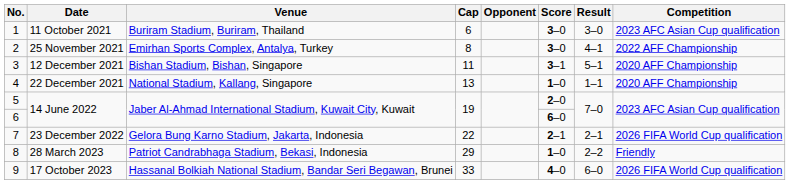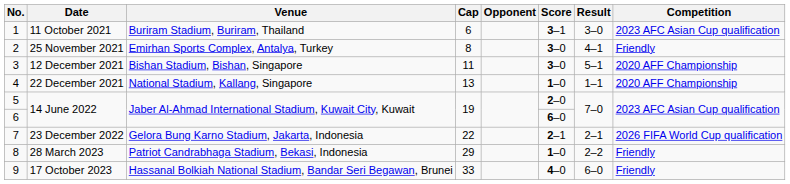(556, 30) 3–0 -> (556, 30) 3–1
(676, 48) 2022 AFF Championship -> (635, 48) Friendly
(556, 65) 3–1 -> (556, 65) 3–0
(699, 170) 2026 FIFA World Cup qualification -> (635, 170) Friendly
